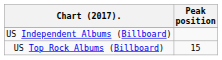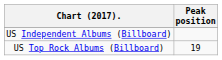(196, 48) 15 -> (196, 48) 19
